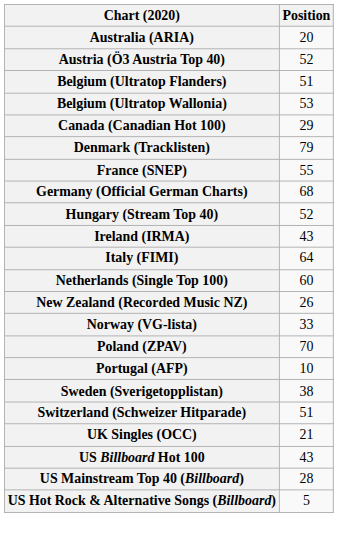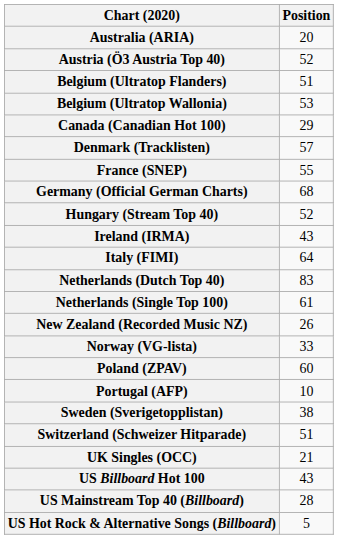(306, 147) 79 -> (306, 147) 57
+ row: (142, 280)
(306, 280) 60 -> (306, 302) 61
(306, 346) 70 -> (306, 368) 60
